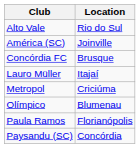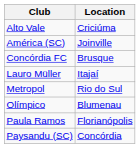(100, 27) Rio do Sul -> (96, 27) Criciúma
(96, 89) Criciúma -> (100, 89) Rio do Sul
